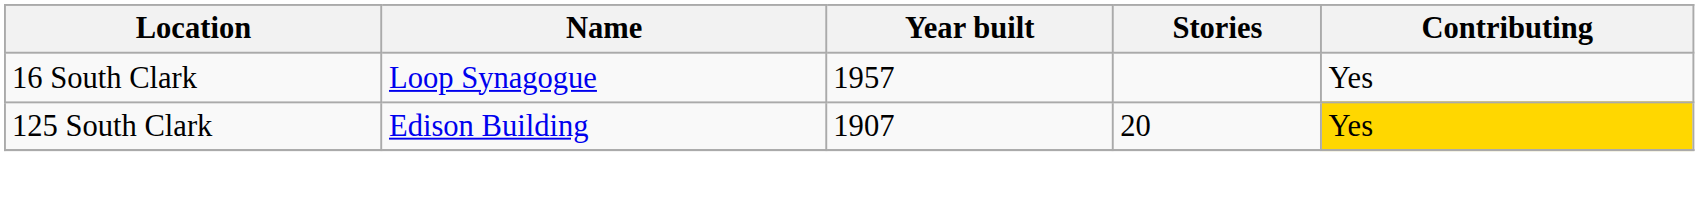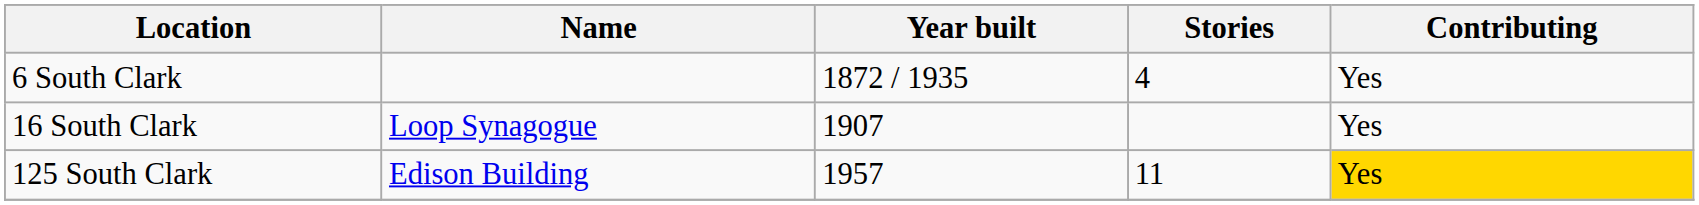+ row: (97, 77)
(864, 77) 1957 -> (853, 125) 1907
(864, 125) 1907 -> (853, 174) 1957
(1136, 125) 20 -> (1149, 174) 11
